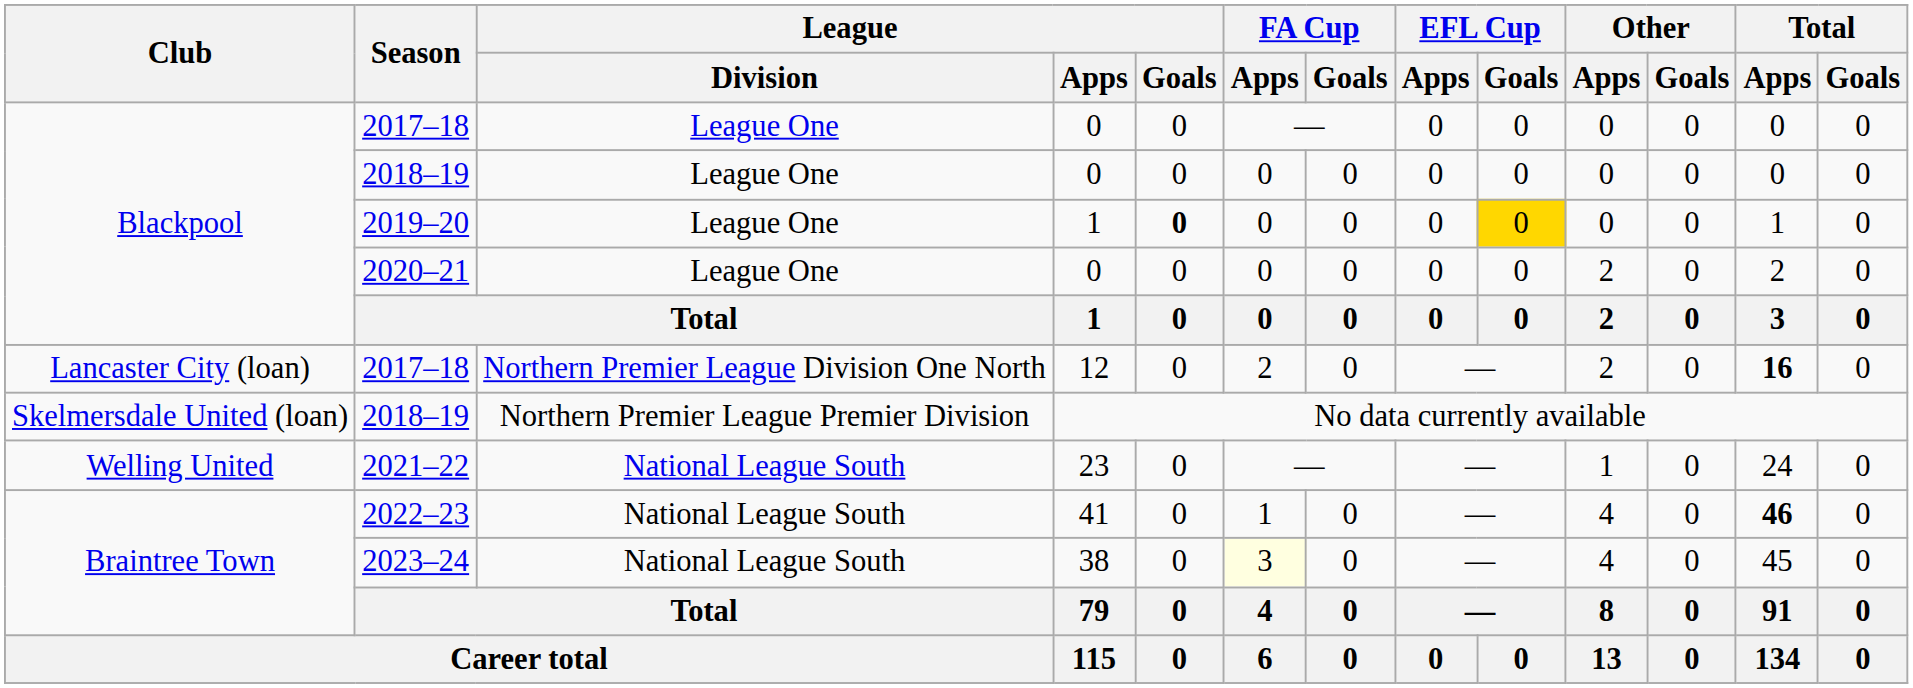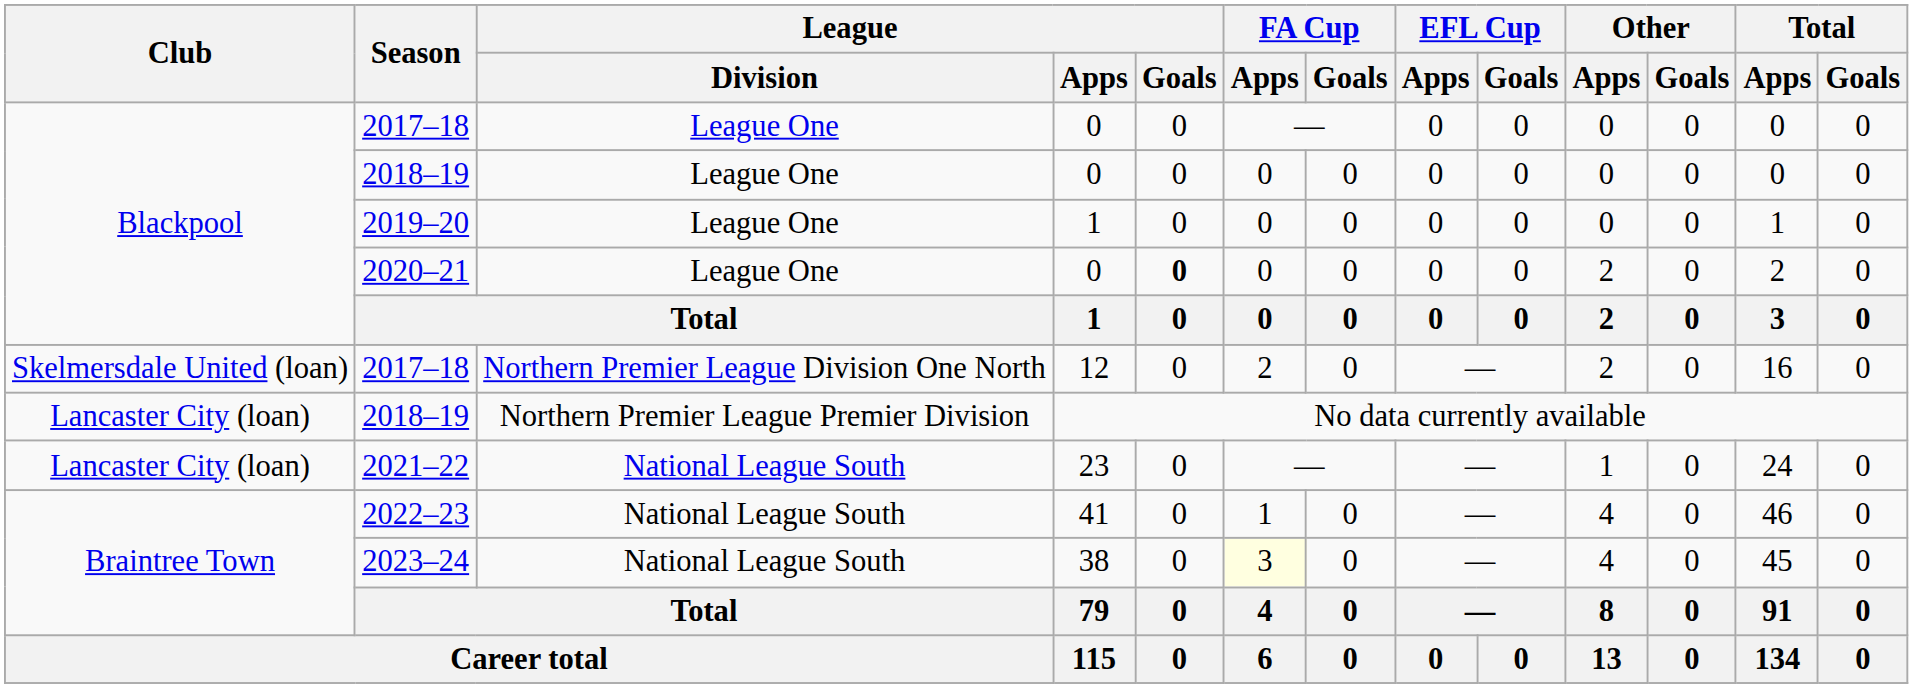(1179, 222) bold -> (1179, 222) normal
(1521, 222) gold background -> (1521, 222) no background
(1179, 271) normal -> (1179, 271) bold
(180, 367) Lancaster City (loan) -> (180, 367) Skelmersdale United (loan)
(1777, 367) bold -> (1777, 367) normal
(180, 416) Skelmersdale United (loan) -> (180, 416) Lancaster City (loan)
(180, 464) Welling United -> (180, 464) Lancaster City (loan)
(1777, 513) bold -> (1777, 513) normal
